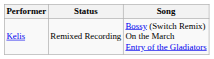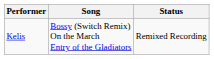columns swapped: (166, 11) <-> (86, 11)
